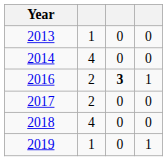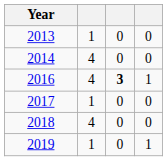(92, 79) 2 -> (92, 79) 4
(92, 101) 2 -> (92, 101) 1
